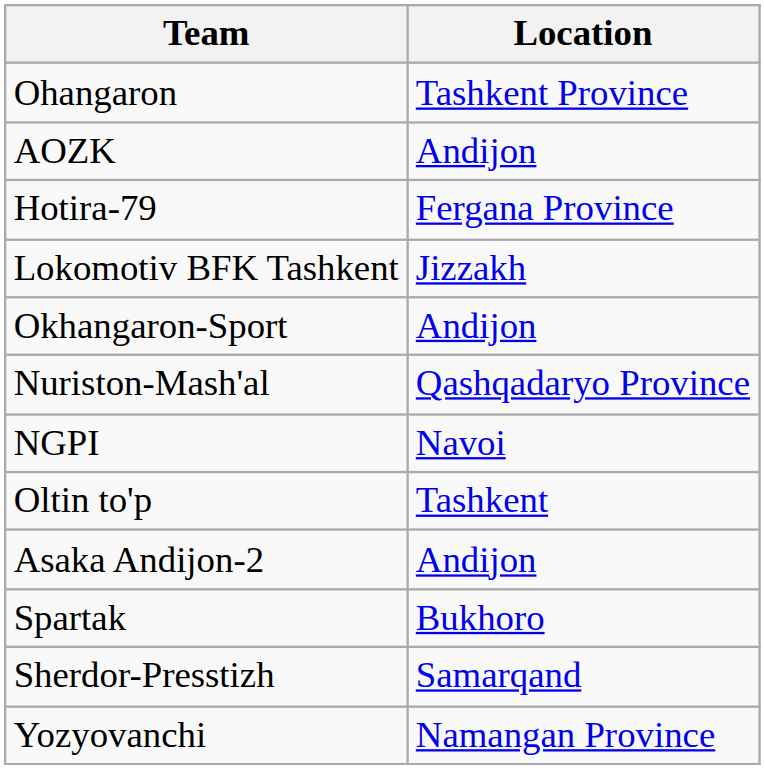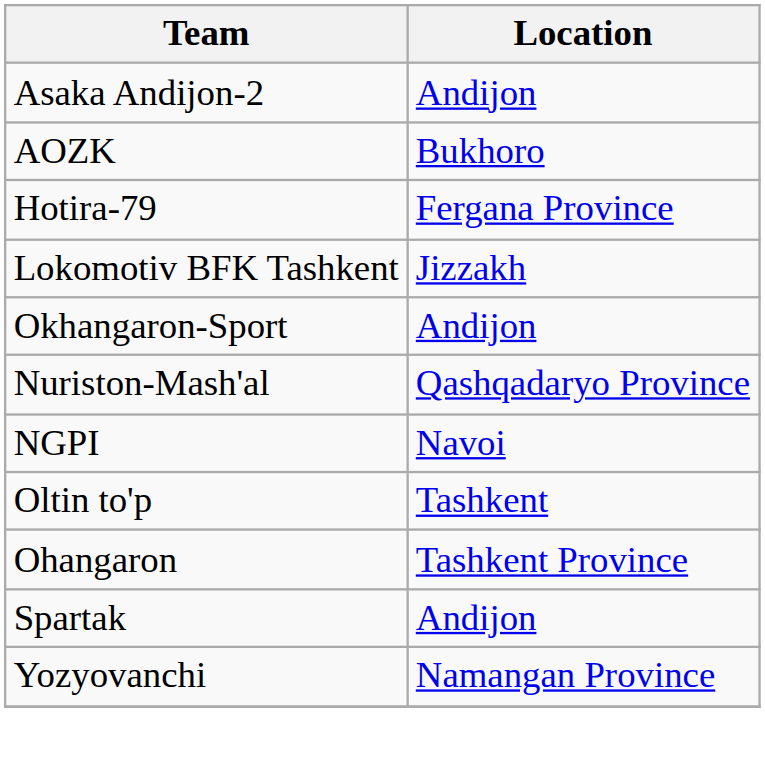rows swapped: (139, 558) <-> (95, 92)
(476, 150) Andijon -> (480, 150) Bukhoro
(480, 617) Bukhoro -> (476, 617) Andijon
- row: (144, 675)
